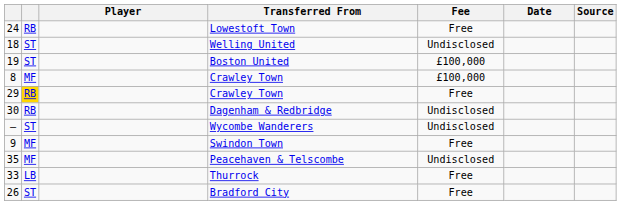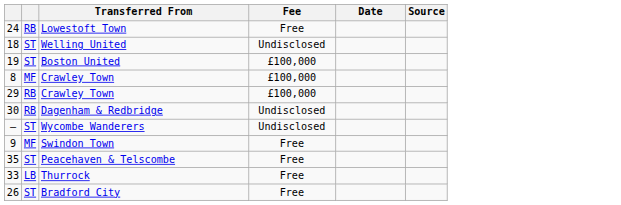- column: (123, 13)
(30, 95) gold background -> (30, 95) no background
(461, 95) Free -> (292, 95) £100,000
(30, 160) MF -> (30, 160) ST
(461, 160) Undisclosed -> (292, 160) Free
